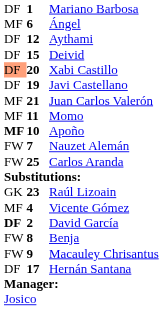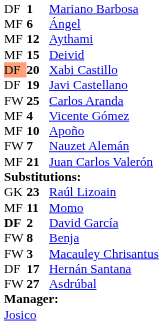(12, 39) DF -> (13, 39) MF
(12, 54) DF -> (13, 54) MF
rows swapped: (101, 100) <-> (86, 161)
rows swapped: (66, 115) <-> (89, 207)
(14, 131) bold -> (13, 131) normal
(30, 253) 9 -> (30, 253) 3
+ row: (73, 284)
